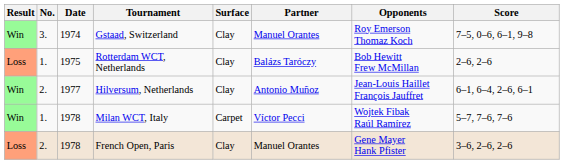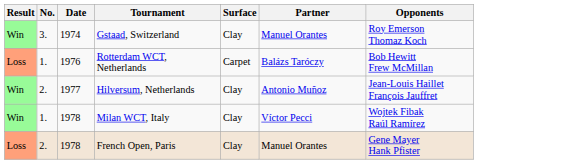- column: (506, 12)
(70, 62) 1975 -> (70, 62) 1976
(225, 62) Clay -> (237, 62) Carpet
(229, 117) Carpet -> (233, 117) Clay
